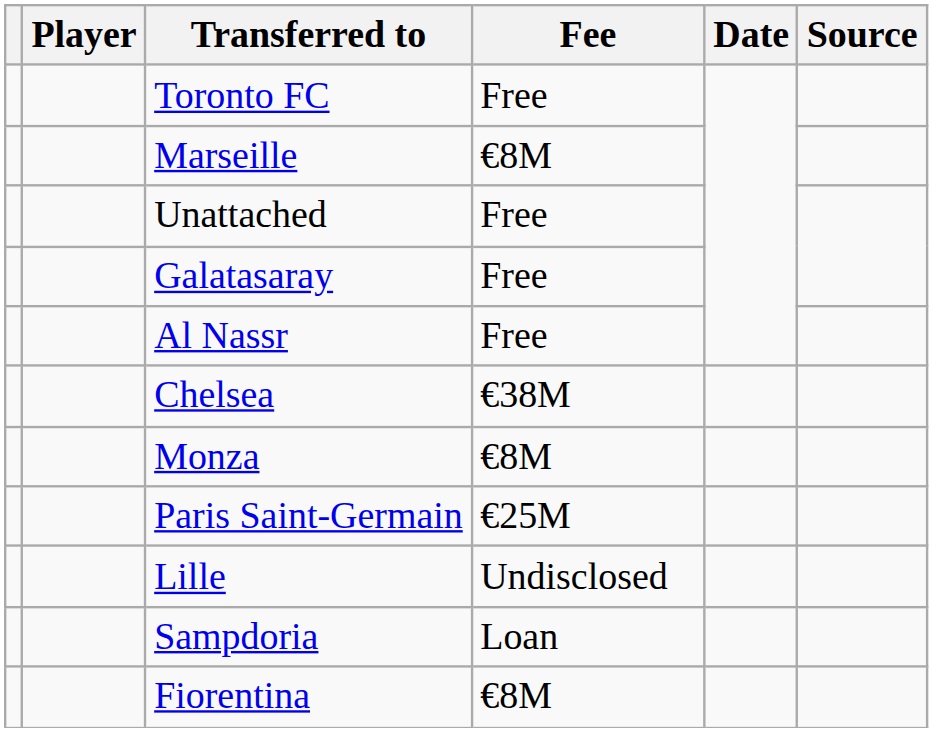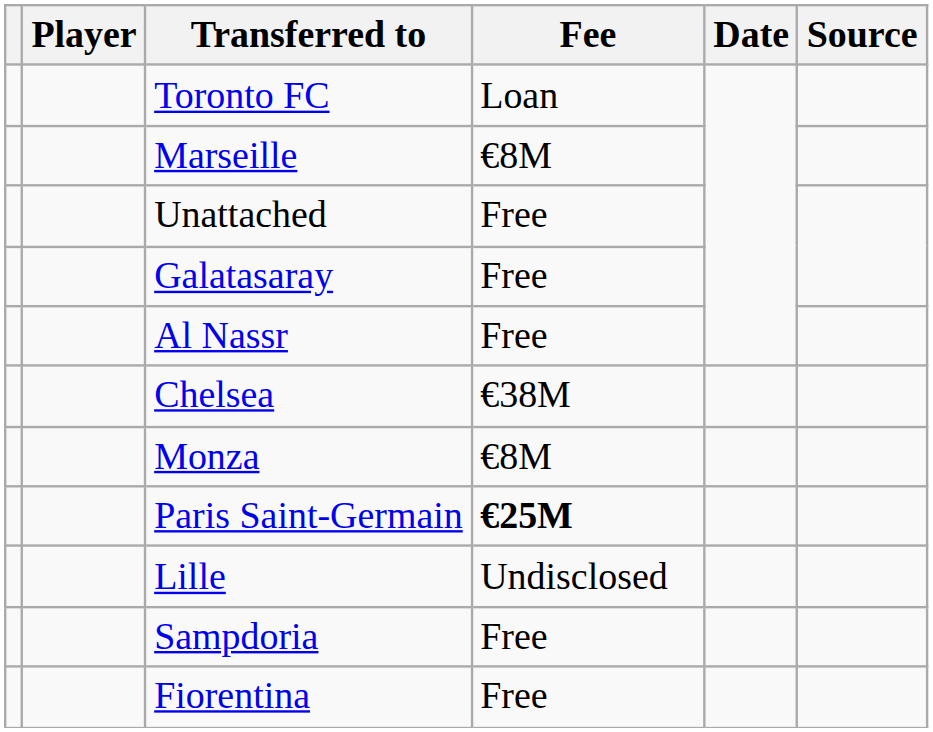(514, 94) Free -> (519, 94) Loan
(526, 515) normal -> (527, 515) bold
(519, 635) Loan -> (514, 635) Free
(516, 696) €8M -> (514, 696) Free
